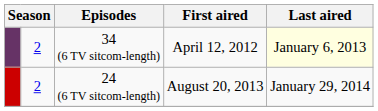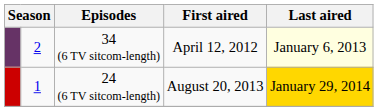(37, 86) 2 -> (37, 86) 1
(320, 86) no background -> (320, 86) gold background
